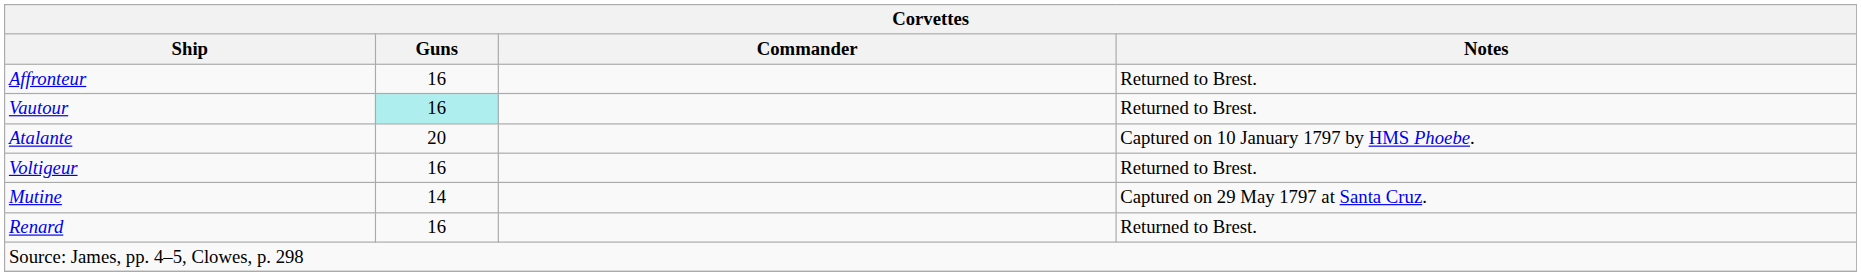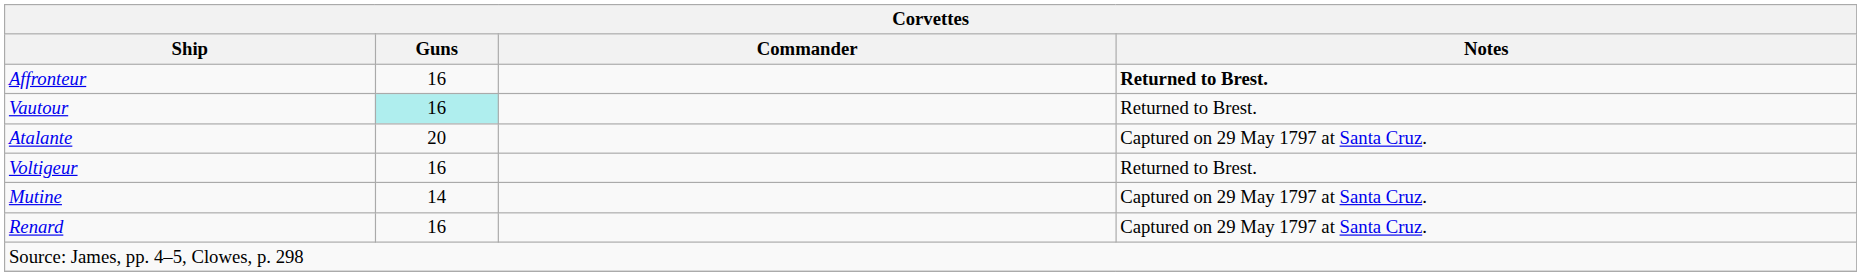(1189, 78) normal -> (1194, 78) bold
(1297, 138) Captured on 10 January 1797 by HMS Phoebe. -> (1274, 138) Captured on 29 May 1797 at Santa Cruz.
(1189, 227) Returned to Brest. -> (1274, 227) Captured on 29 May 1797 at Santa Cruz.
